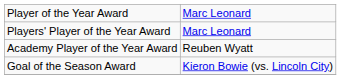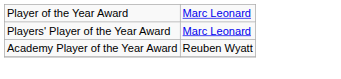- row: (71, 66)
